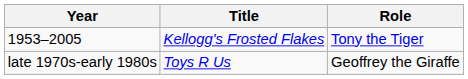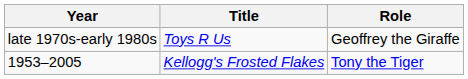rows swapped: (82, 62) <-> (45, 39)
